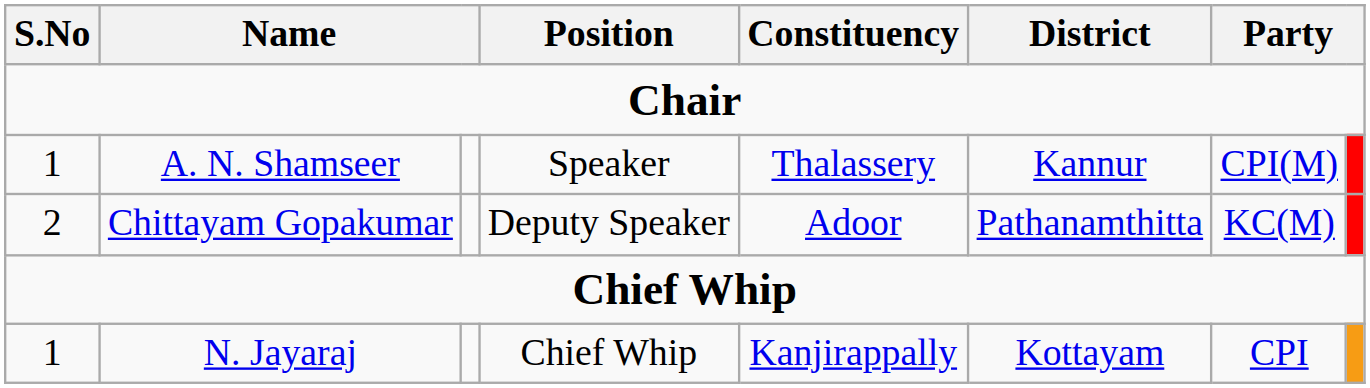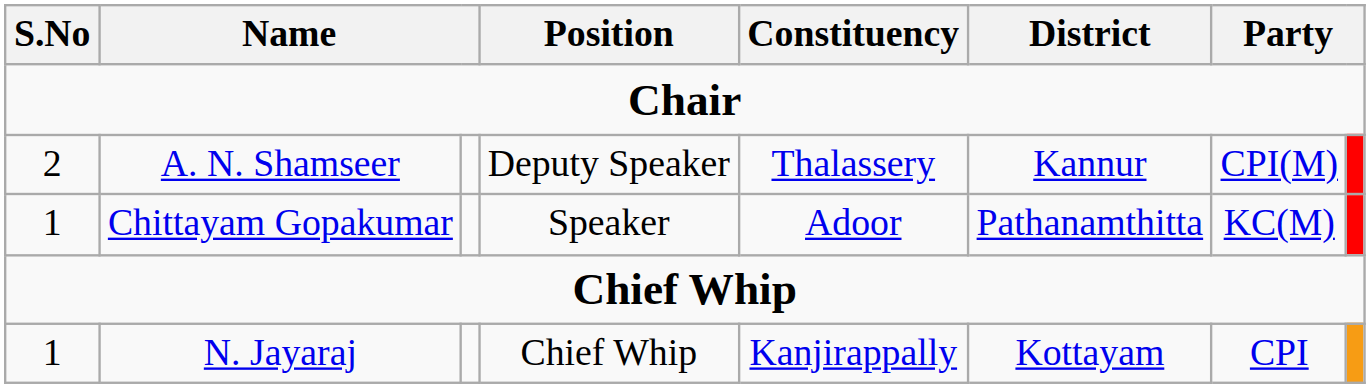(52, 163) 1 -> (52, 163) 2
(609, 163) Speaker -> (609, 163) Deputy Speaker
(52, 223) 2 -> (52, 223) 1
(609, 223) Deputy Speaker -> (609, 223) Speaker
